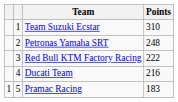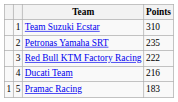(153, 42) 248 -> (153, 42) 235
